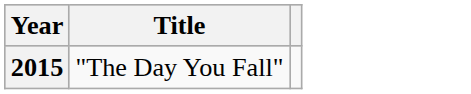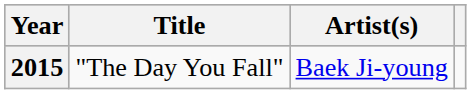+ column: (372, 25)
